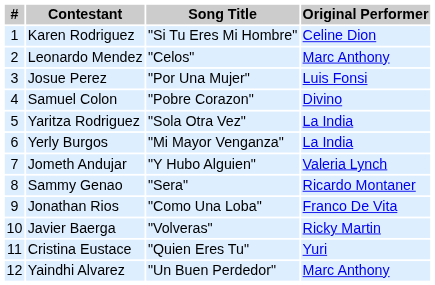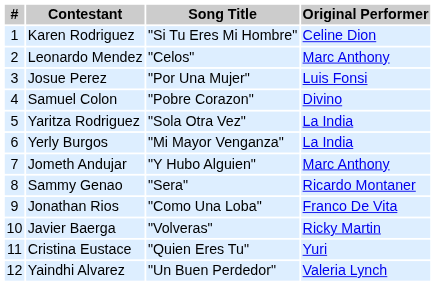(345, 164) Valeria Lynch -> (346, 164) Marc Anthony
(346, 270) Marc Anthony -> (345, 270) Valeria Lynch
